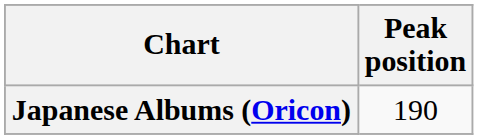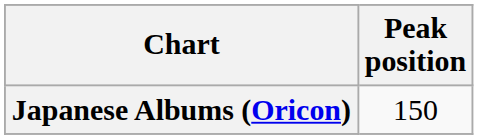(415, 109) 190 -> (415, 109) 150
